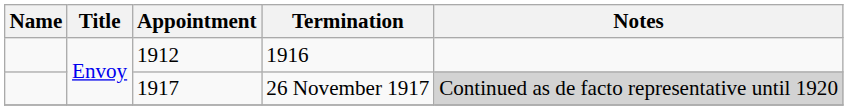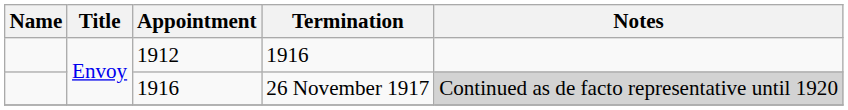(158, 88) 1917 -> (158, 88) 1916
